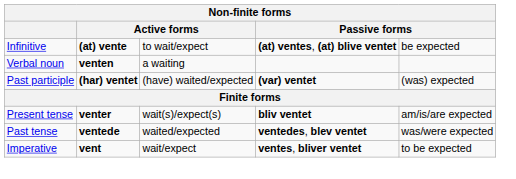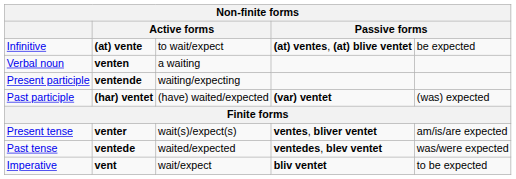+ row: (48, 81)
(285, 115) bliv ventet -> (325, 132) ventes, bliver ventet
(310, 149) ventes, bliver ventet -> (300, 166) bliv ventet
